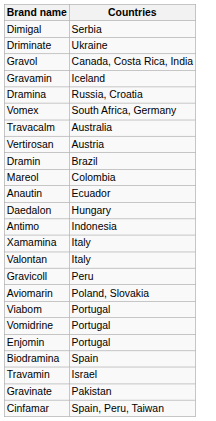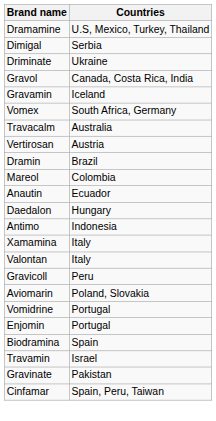+ row: (34, 29)
- row: (26, 95)
- row: (24, 309)
